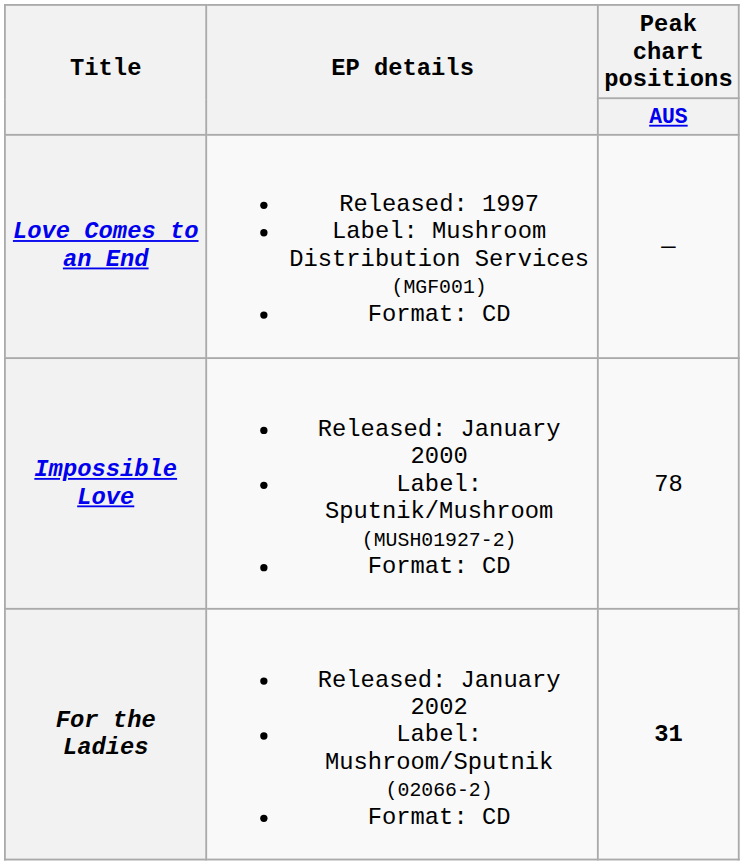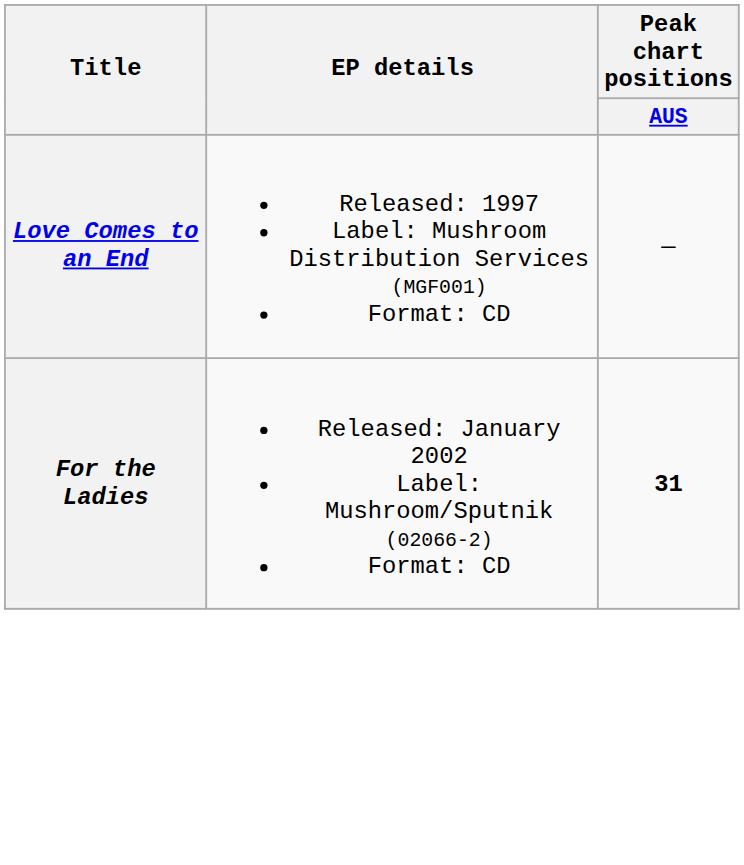- row: (106, 484)
